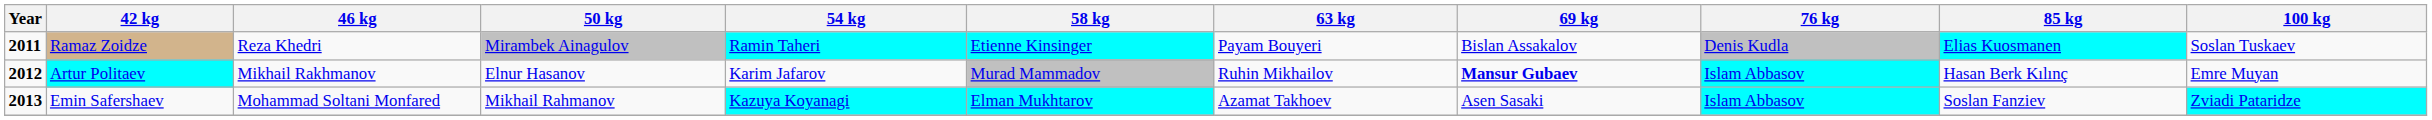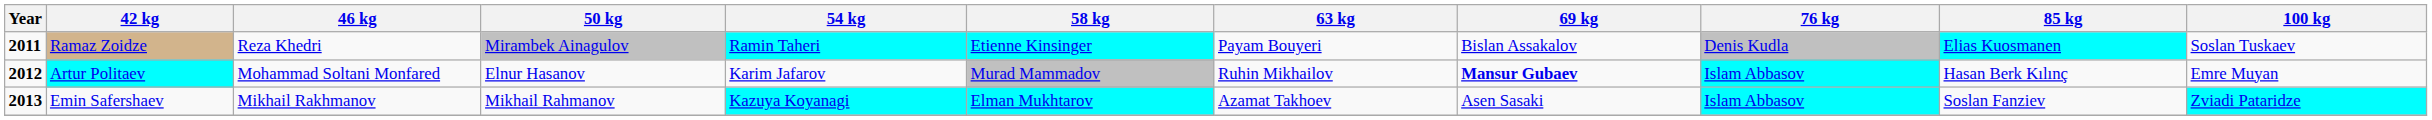(307, 73) Mikhail Rakhmanov -> (339, 73) Mohammad Soltani Monfared
(339, 100) Mohammad Soltani Monfared -> (307, 100) Mikhail Rakhmanov
